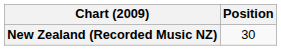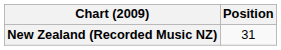(248, 34) 30 -> (248, 34) 31
